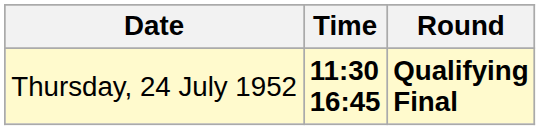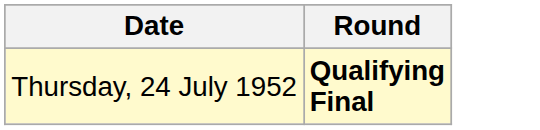- column: (345, 26)
